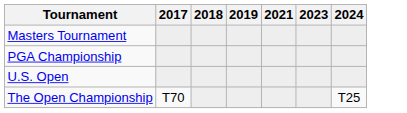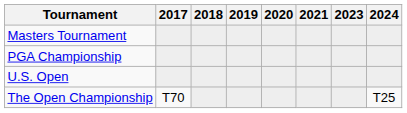+ column: (279, 15)
